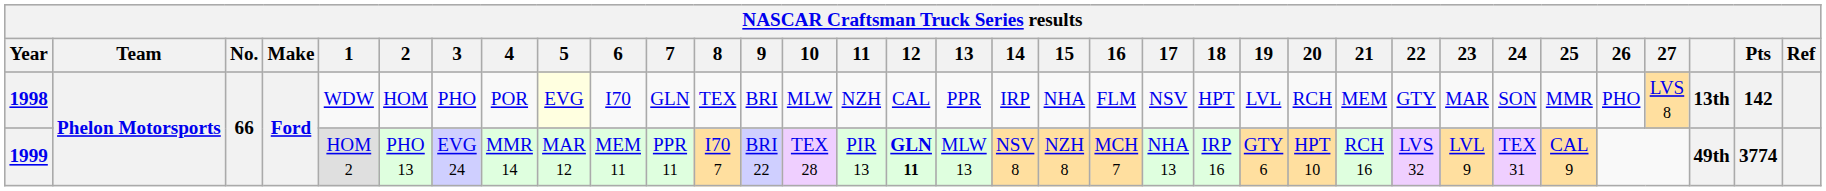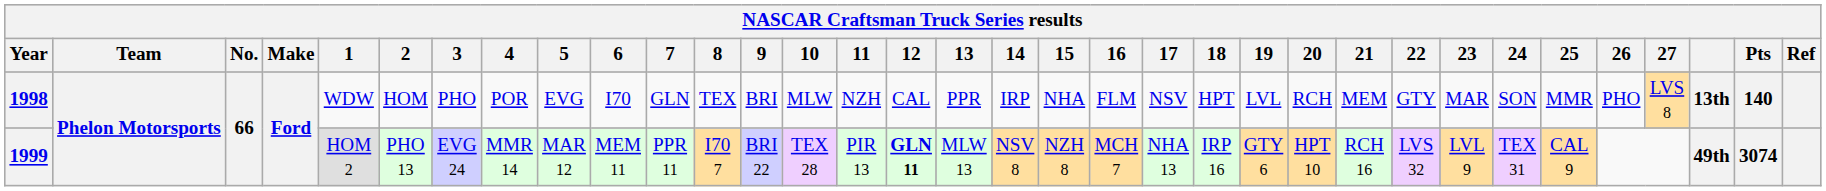(564, 99) lightyellow background -> (564, 99) no background
(1758, 99) 142 -> (1758, 99) 140
(1758, 156) 3774 -> (1758, 156) 3074
